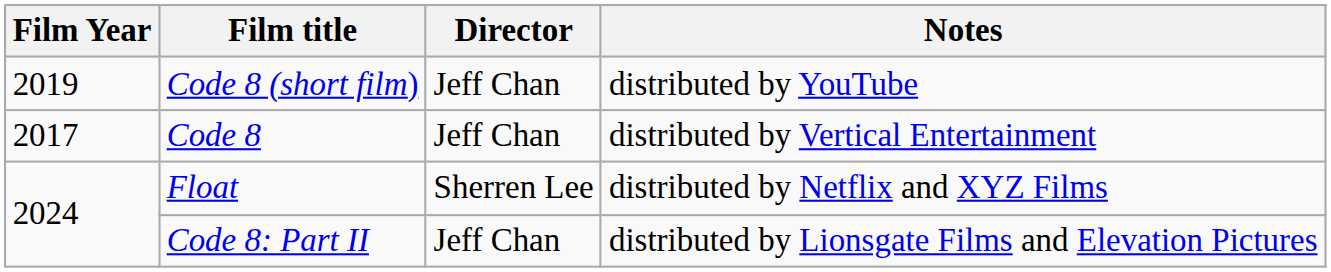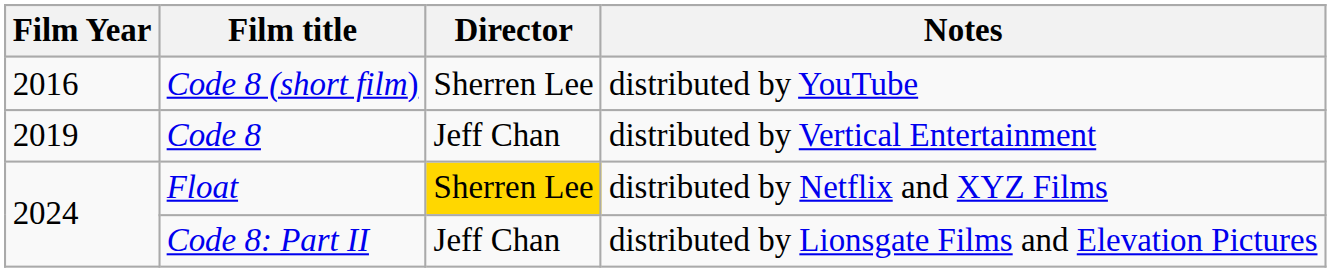(46, 82) 2019 -> (46, 82) 2016
(497, 82) Jeff Chan -> (514, 82) Sherren Lee
(46, 135) 2017 -> (46, 135) 2019
(514, 187) no background -> (514, 187) gold background
